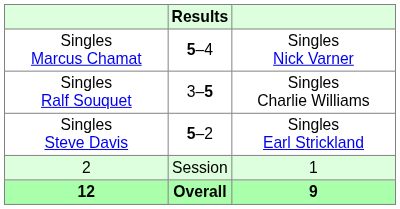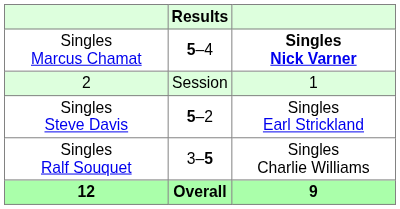(313, 50) normal -> (313, 50) bold
rows swapped: (86, 92) <-> (86, 167)
